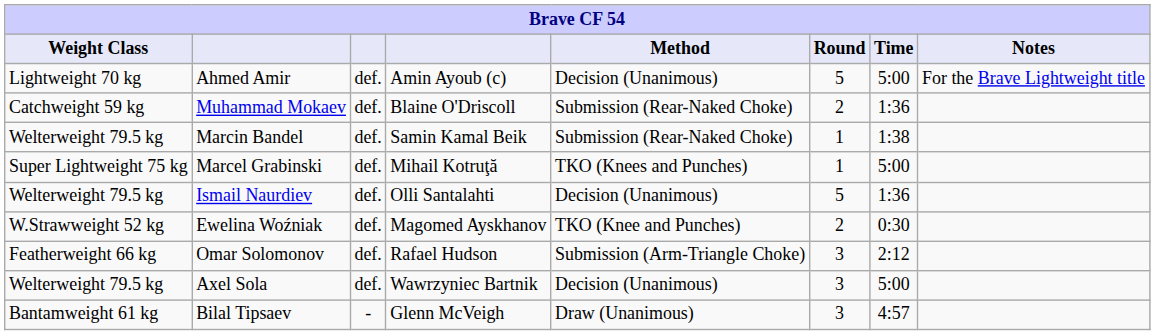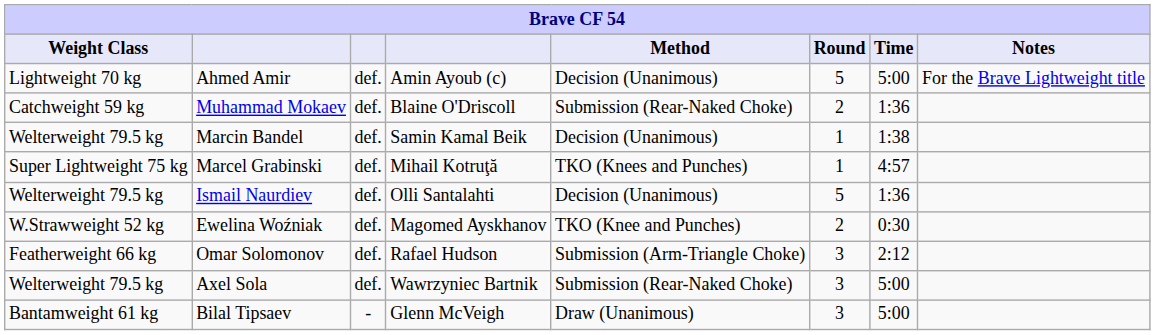(674, 137) Submission (Rear-Naked Choke) -> (636, 137) Decision (Unanimous)
(894, 166) 5:00 -> (894, 166) 4:57
(636, 284) Decision (Unanimous) -> (674, 284) Submission (Rear-Naked Choke)
(894, 314) 4:57 -> (894, 314) 5:00
